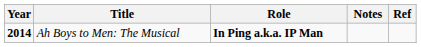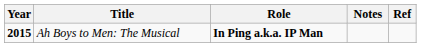(19, 33) 2014 -> (19, 33) 2015
